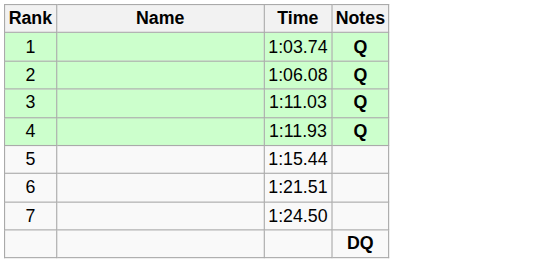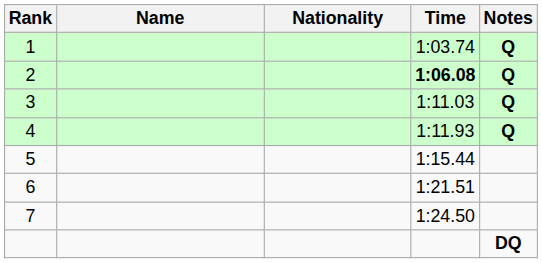+ column: (338, 18)
(298, 74) normal -> (445, 74) bold
